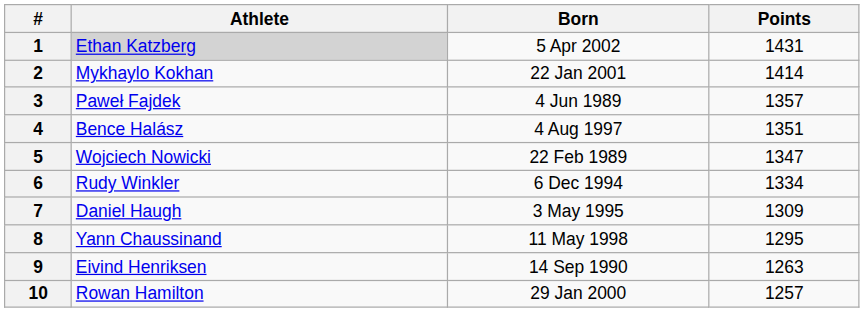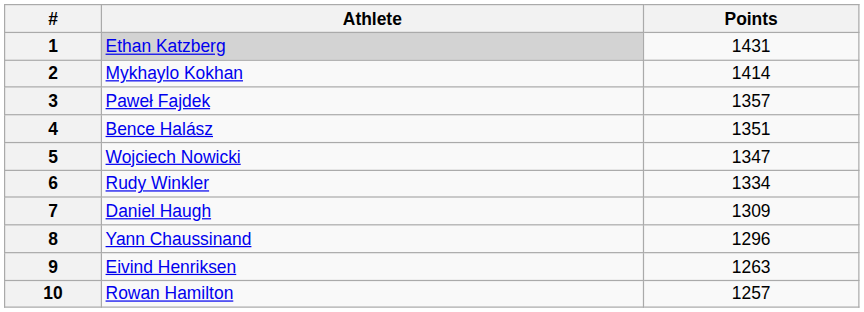- column: (578, 19)
(784, 239) 1295 -> (751, 239) 1296
